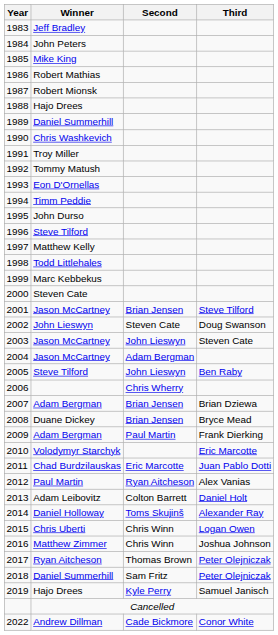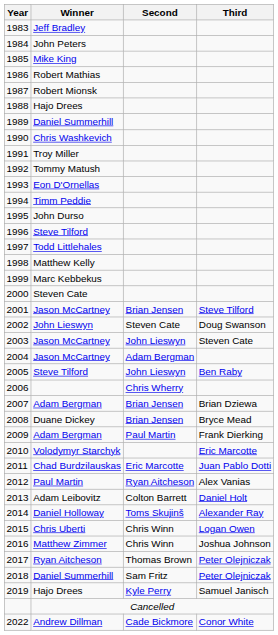(64, 247) Matthew Kelly -> (67, 247) Todd Littlehales
(67, 263) Todd Littlehales -> (64, 263) Matthew Kelly
